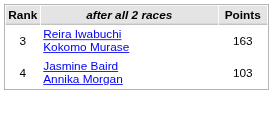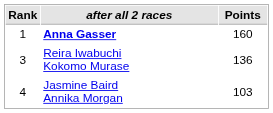+ row: (80, 35)
(243, 41) 163 -> (243, 60) 136
